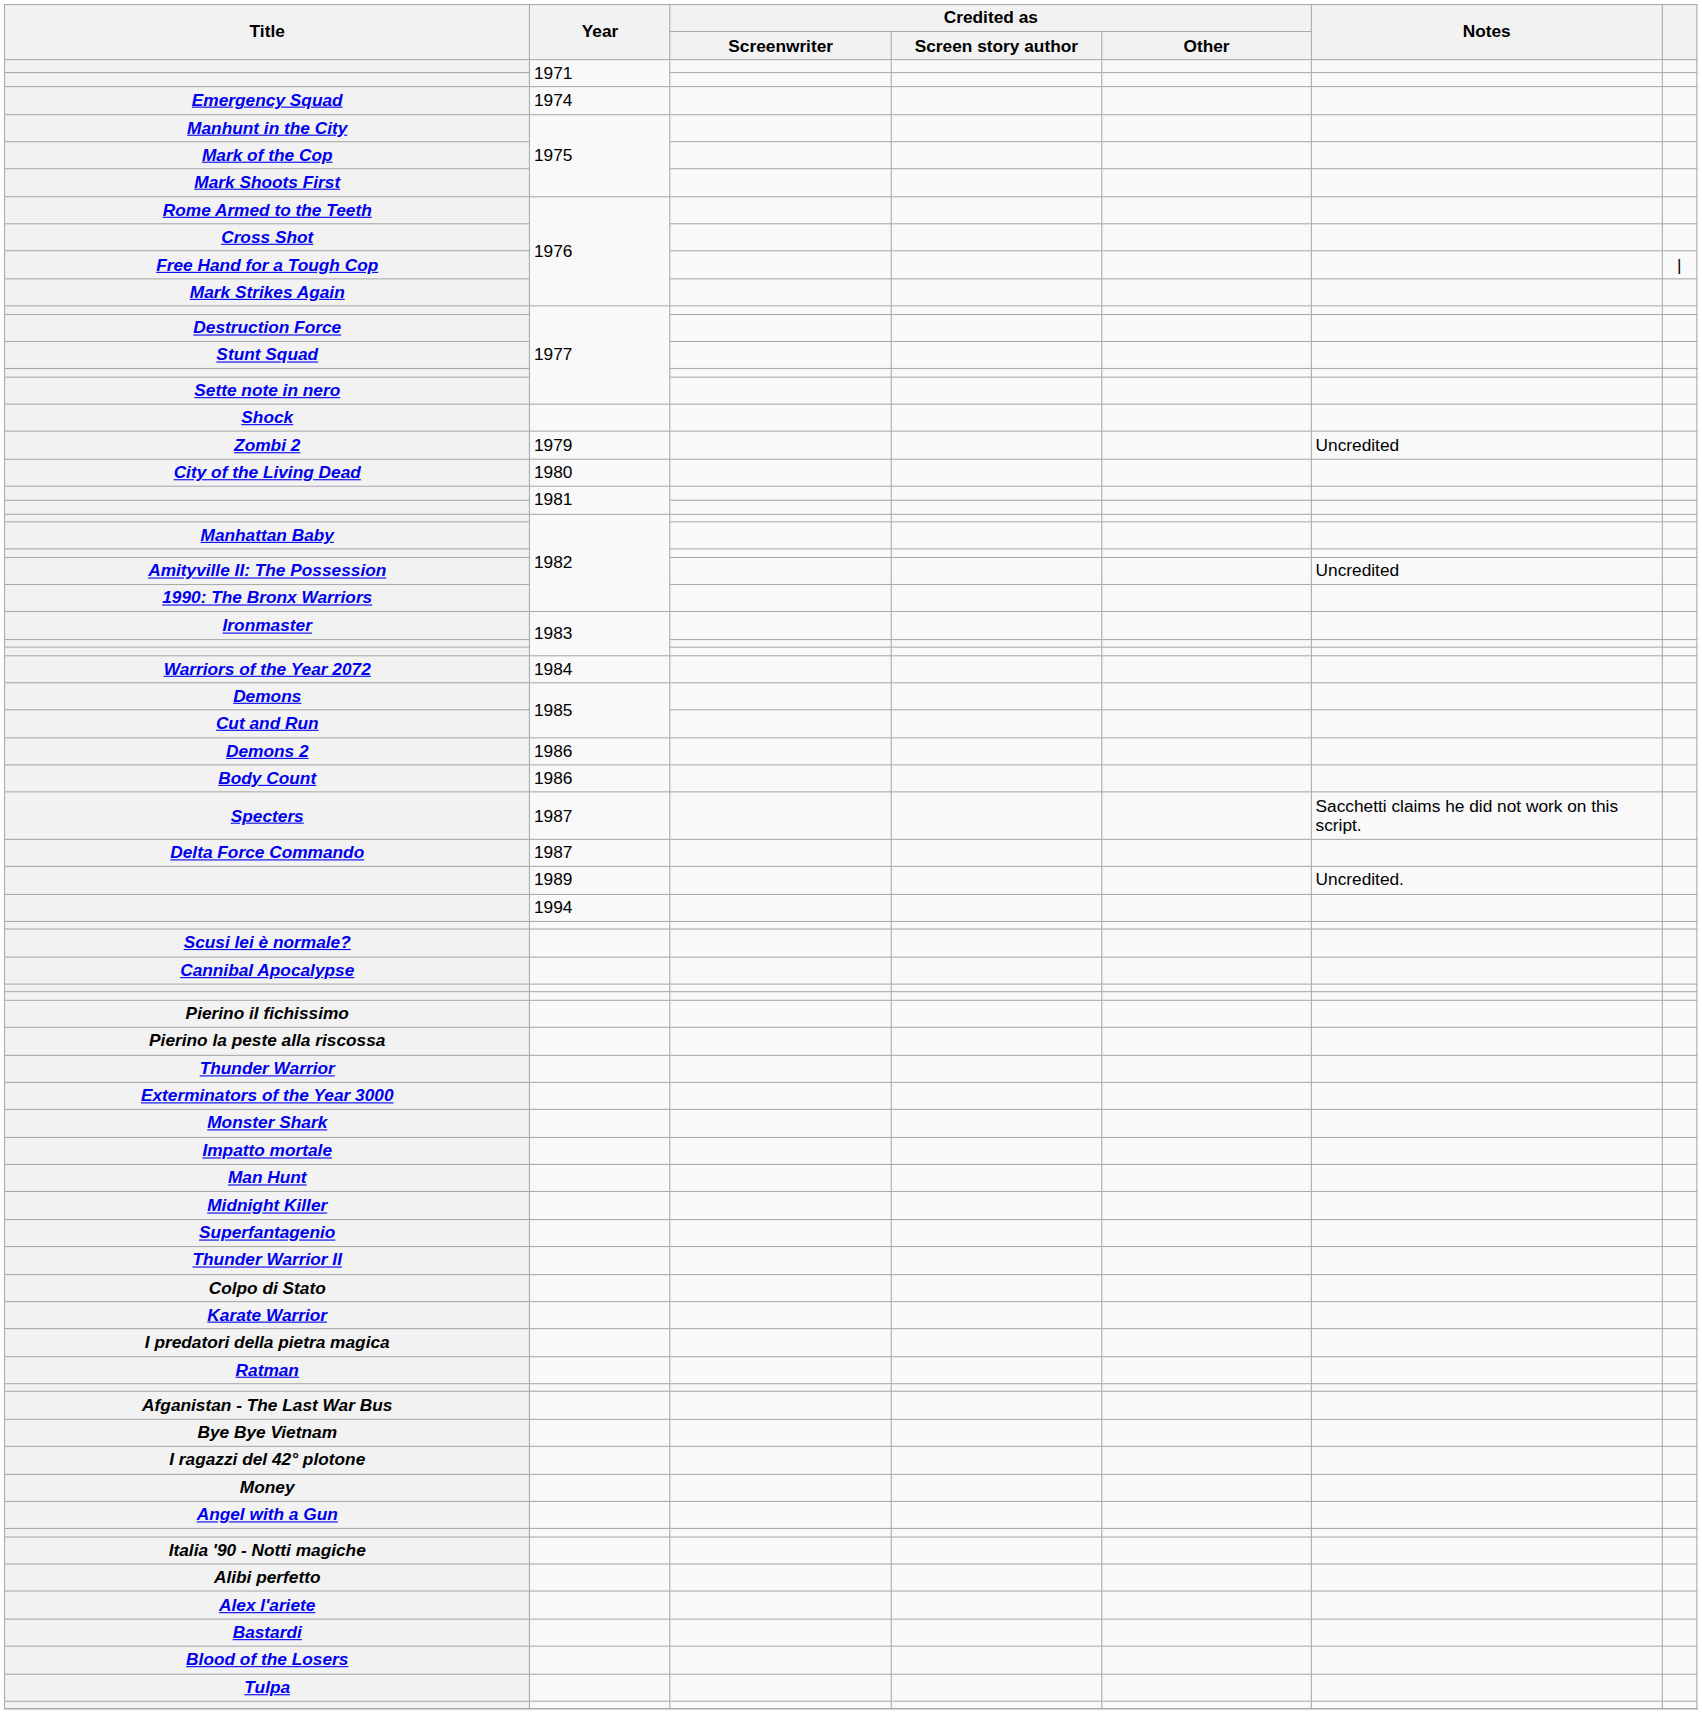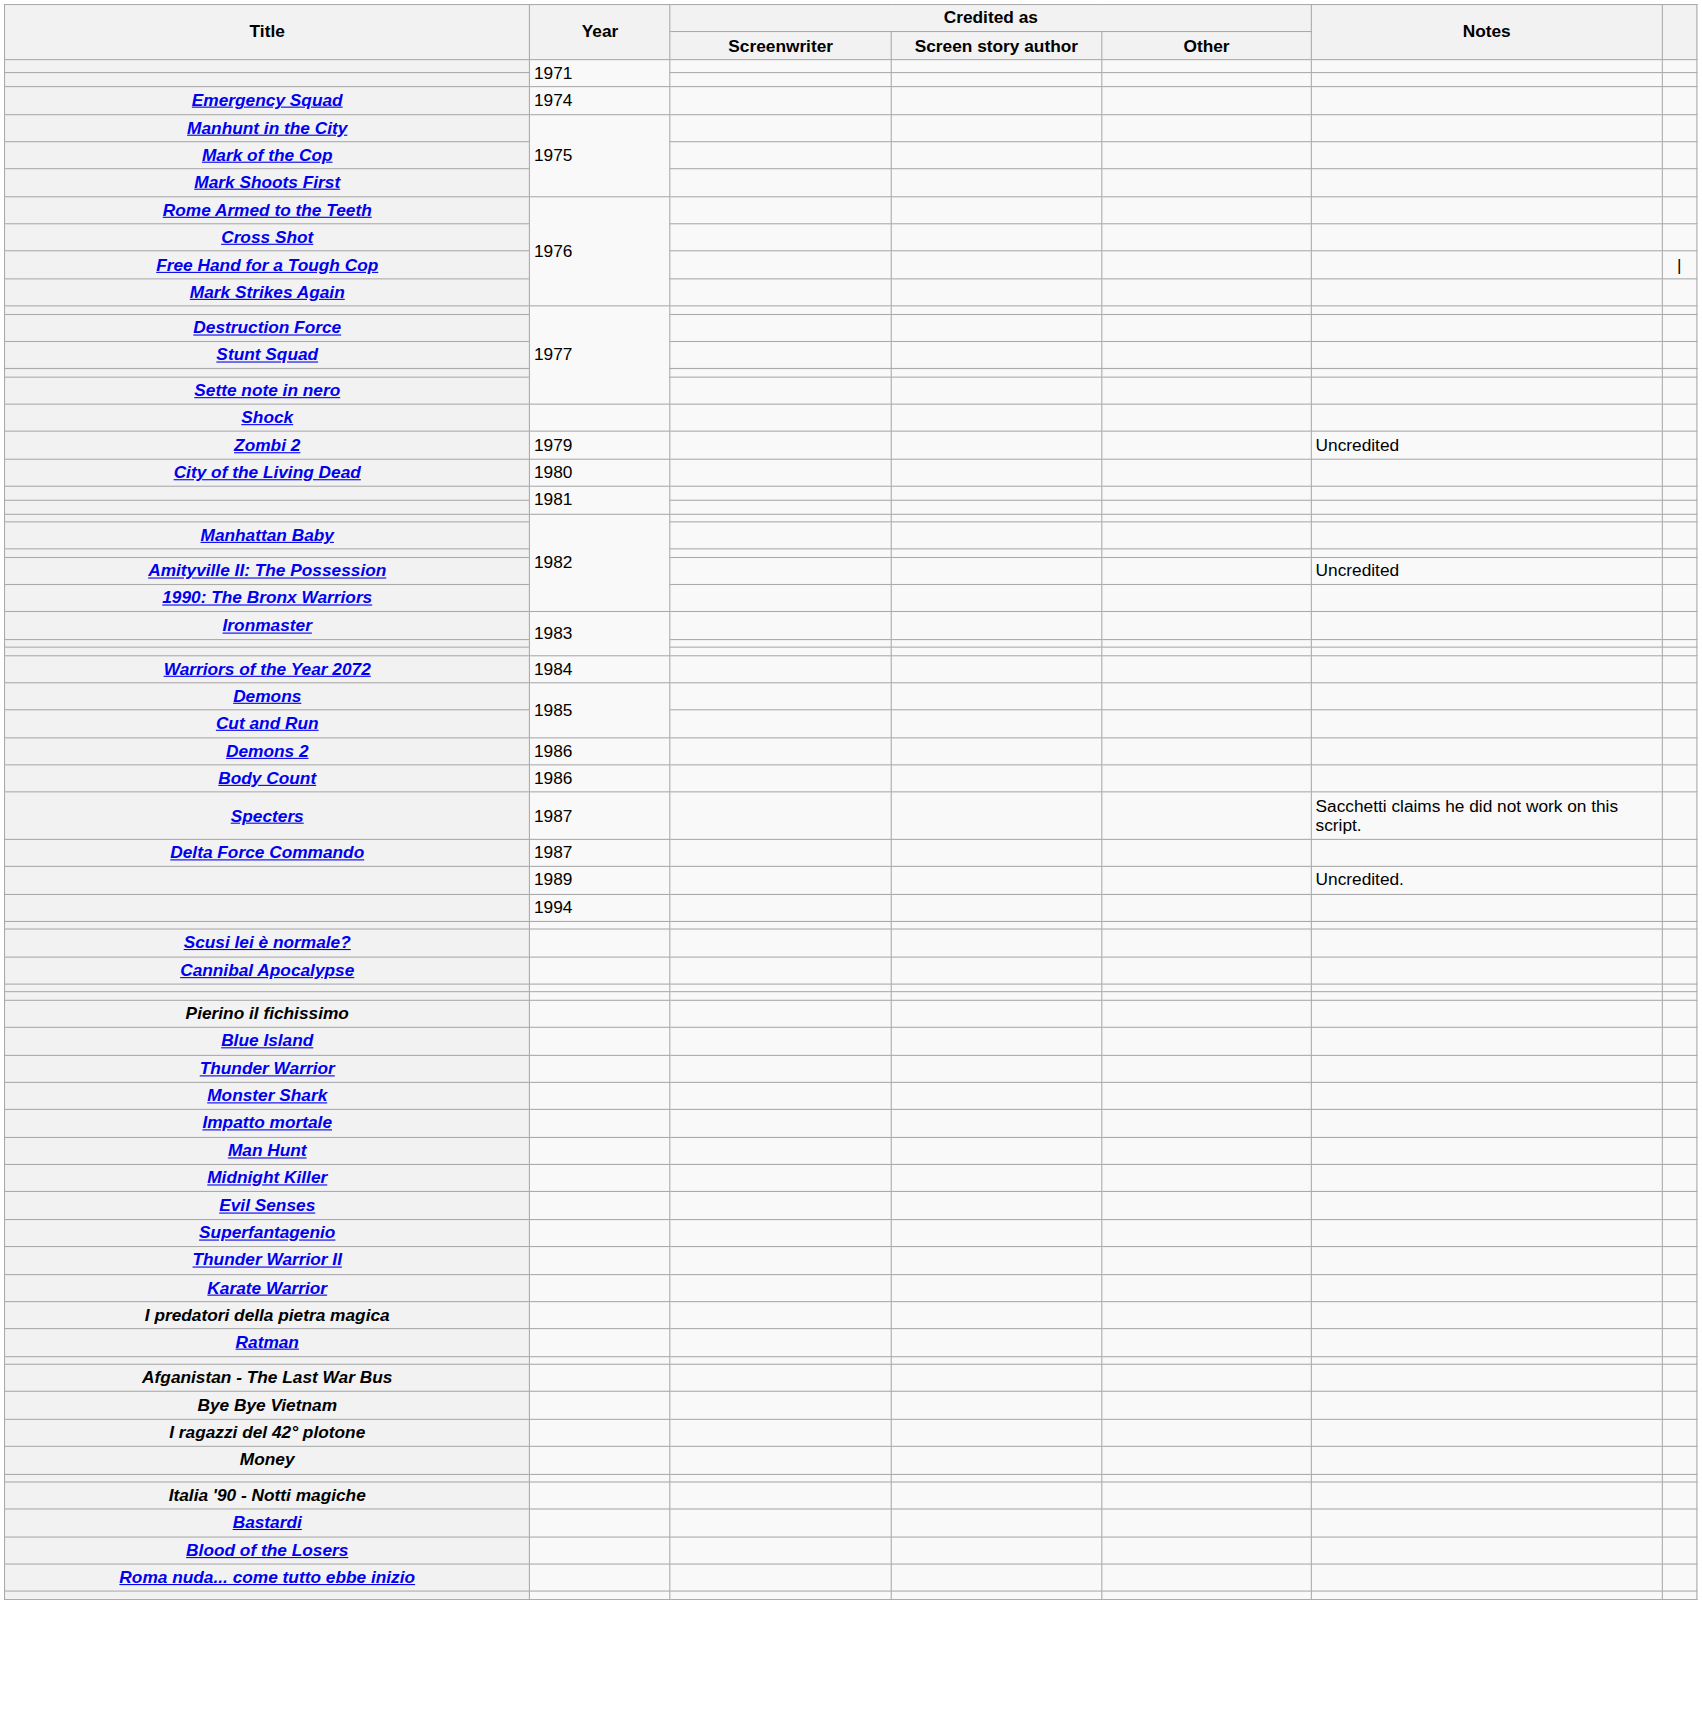+ row: (267, 1041)
- row: (267, 1041)
- row: (267, 1095)
+ row: (267, 1205)
- row: (267, 1287)
- row: (267, 1514)
- row: (267, 1577)
- row: (267, 1605)
- row: (267, 1687)
+ row: (267, 1577)
